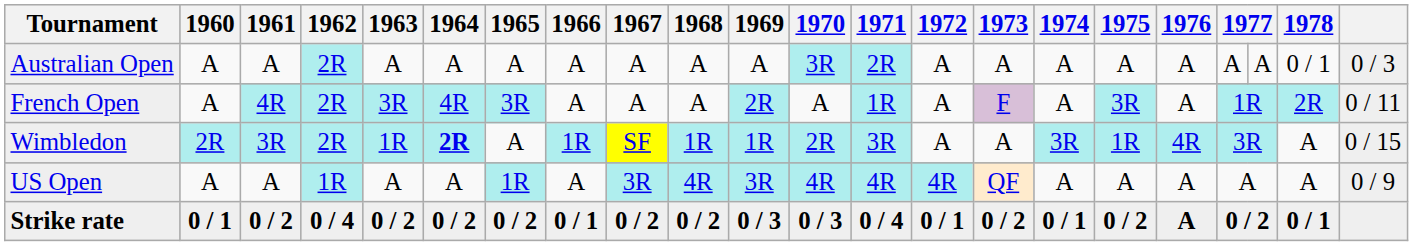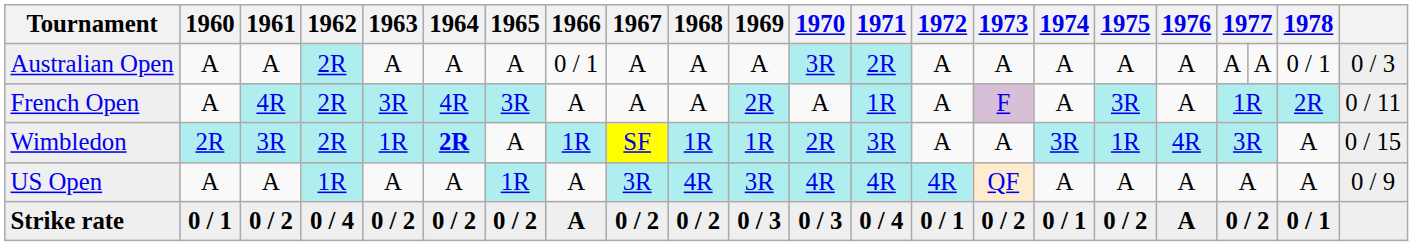(576, 63) A -> (576, 63) 0 / 1
(576, 220) 0 / 1 -> (576, 220) A
